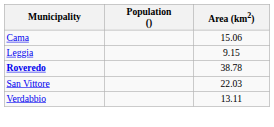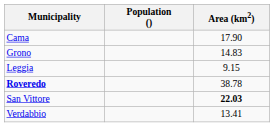(231, 38) 15.06 -> (231, 38) 17.90
+ row: (19, 53)
(231, 83) normal -> (231, 99) bold
(231, 99) 13.11 -> (231, 114) 13.41
